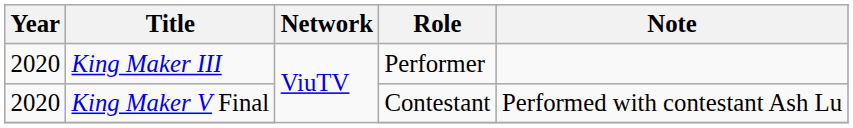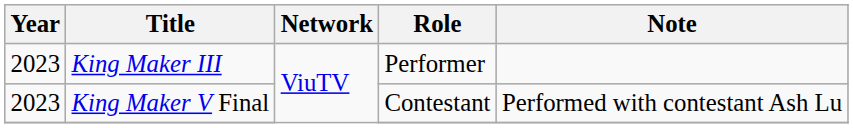(35, 63) 2020 -> (35, 63) 2023
(35, 102) 2020 -> (35, 102) 2023
